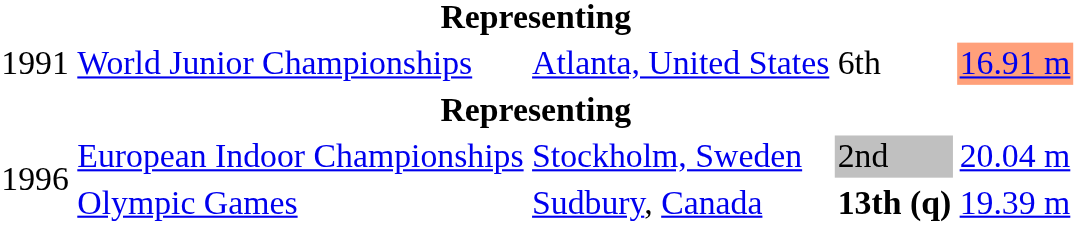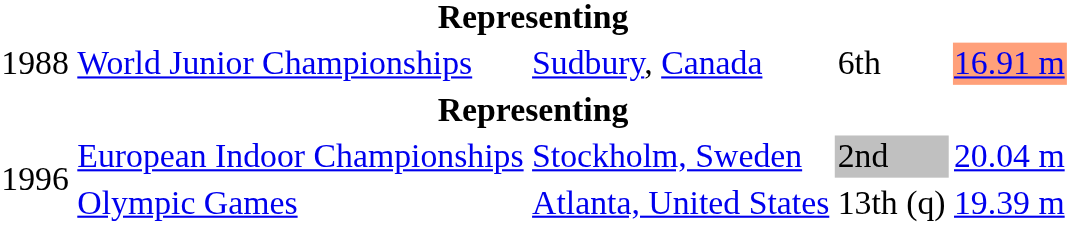(35, 63) 1991 -> (35, 63) 1988
(681, 63) Atlanta, United States -> (647, 63) Sudbury, Canada
(647, 202) Sudbury, Canada -> (681, 202) Atlanta, United States
(894, 202) bold -> (892, 202) normal
